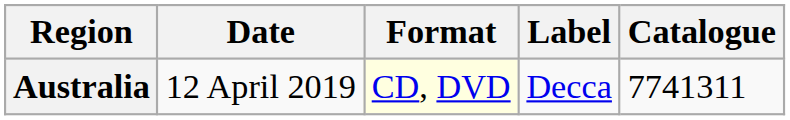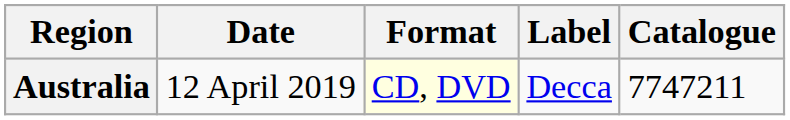(687, 85) 7741311 -> (687, 85) 7747211
